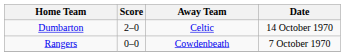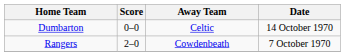(131, 28) 2–0 -> (131, 28) 0–0
(131, 43) 0–0 -> (131, 43) 2–0
